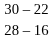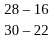rows swapped: (26, 30) <-> (26, 9)
